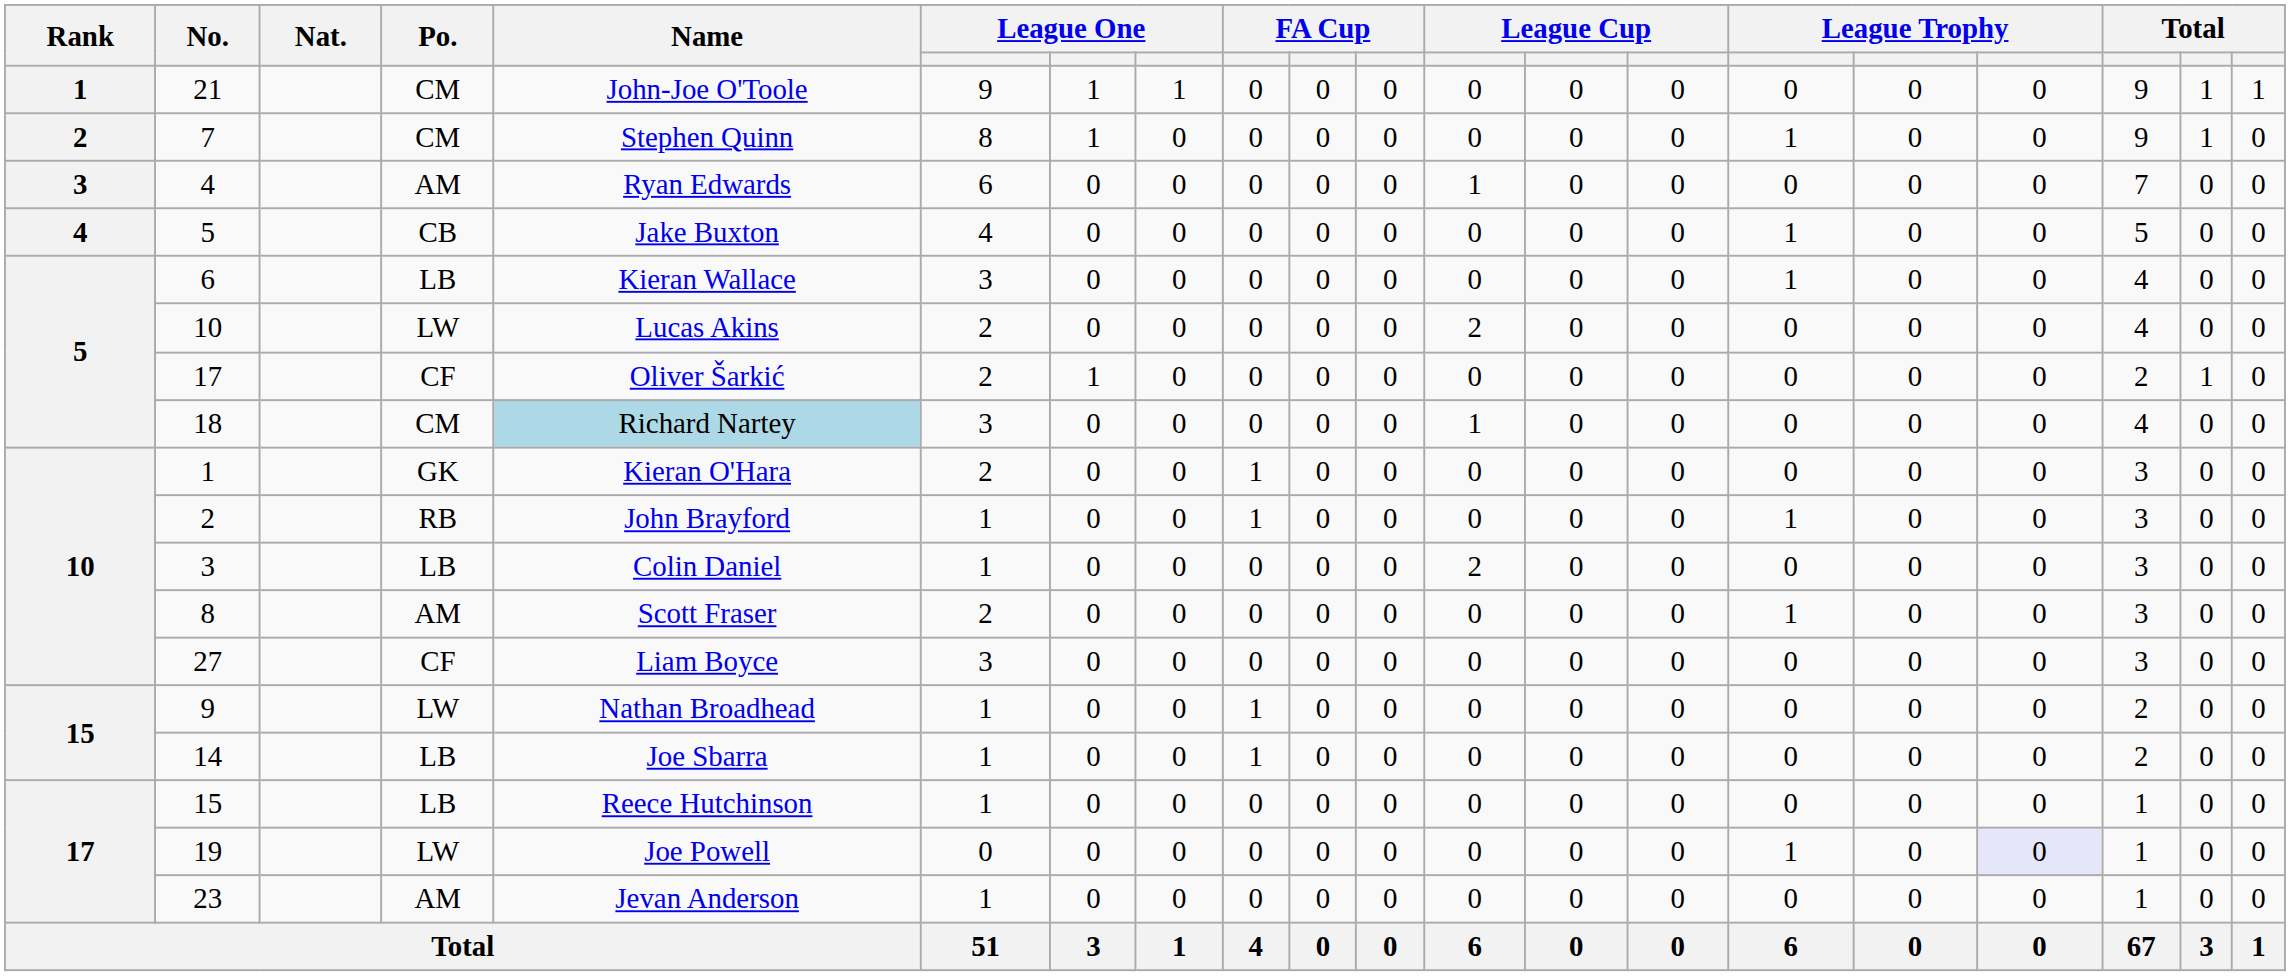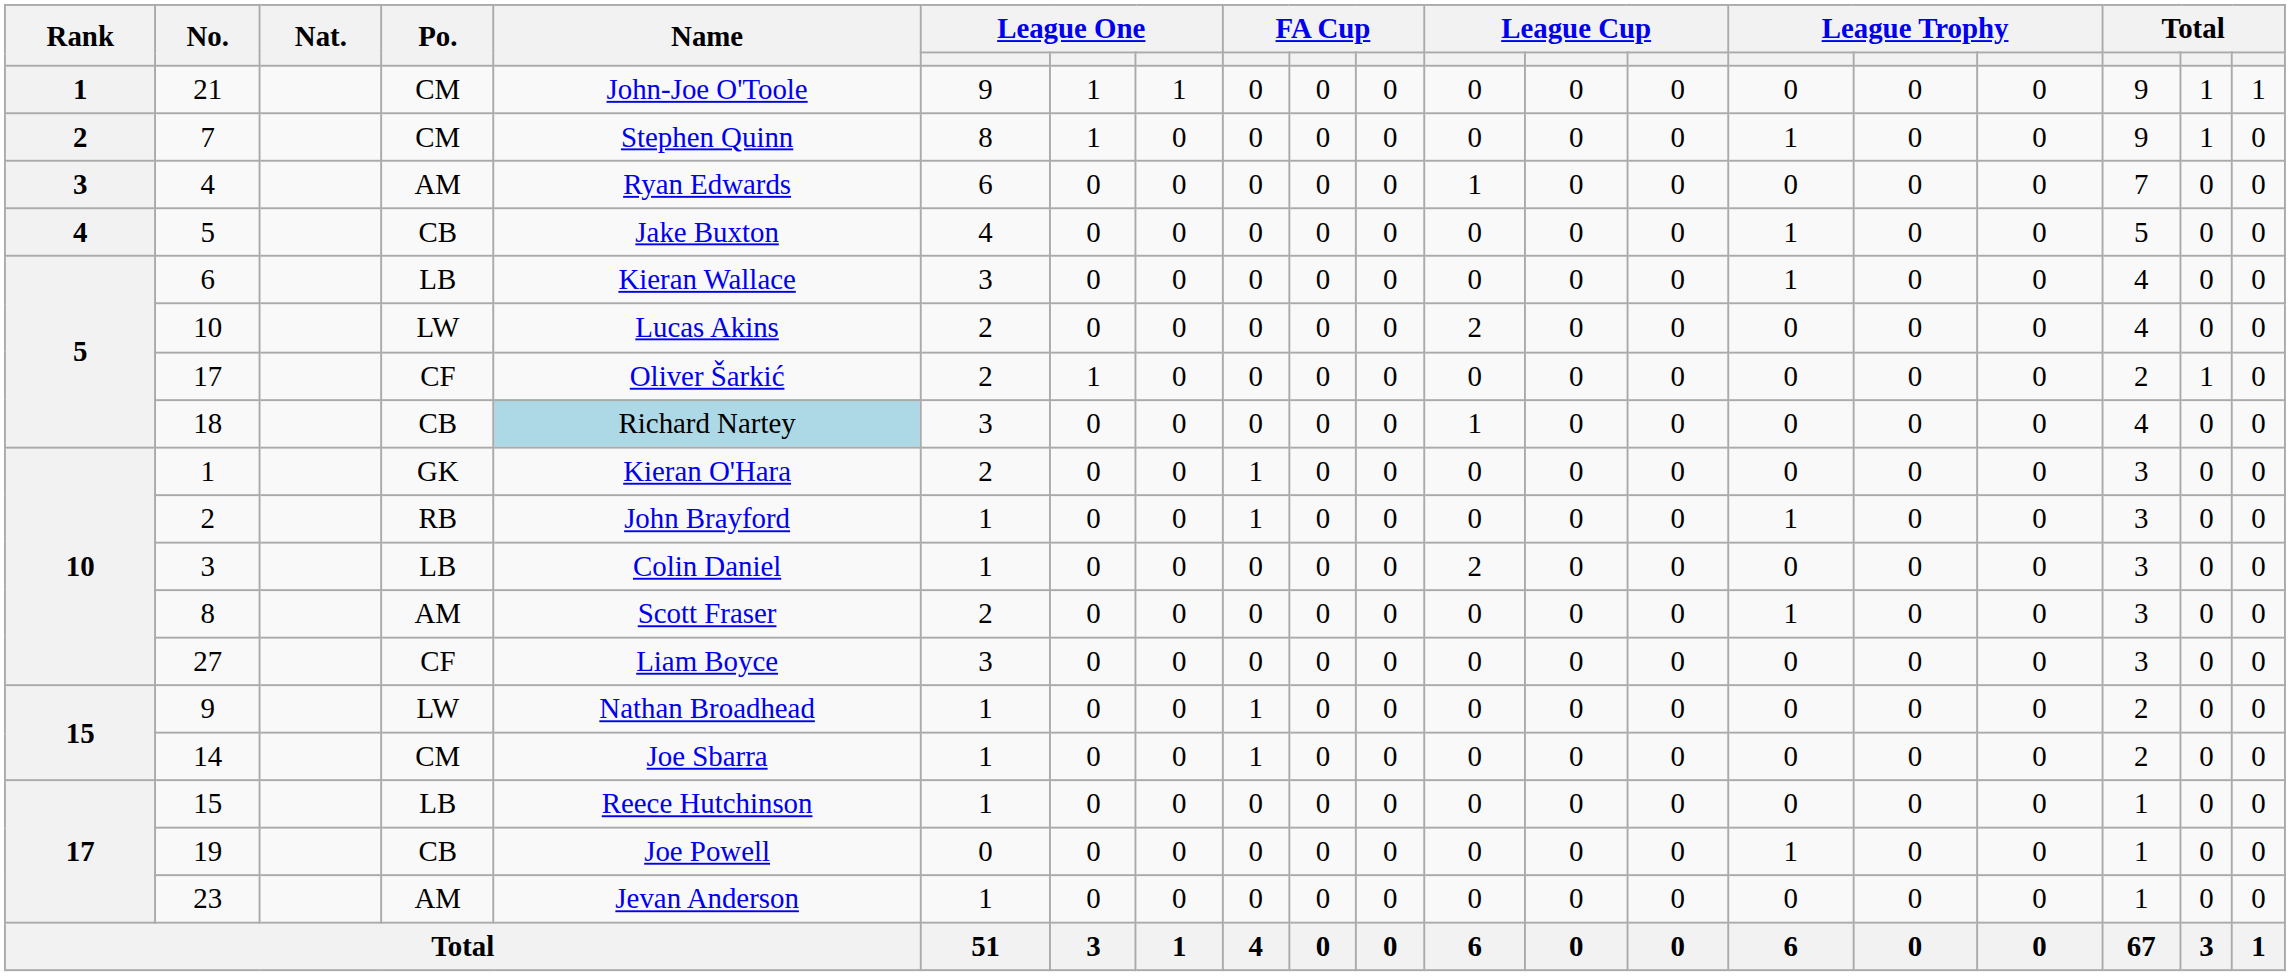(438, 422) CM -> (438, 422) CB
(438, 756) LB -> (438, 756) CM
(438, 851) LW -> (438, 851) CB
(2039, 851) lavender background -> (2039, 851) no background
